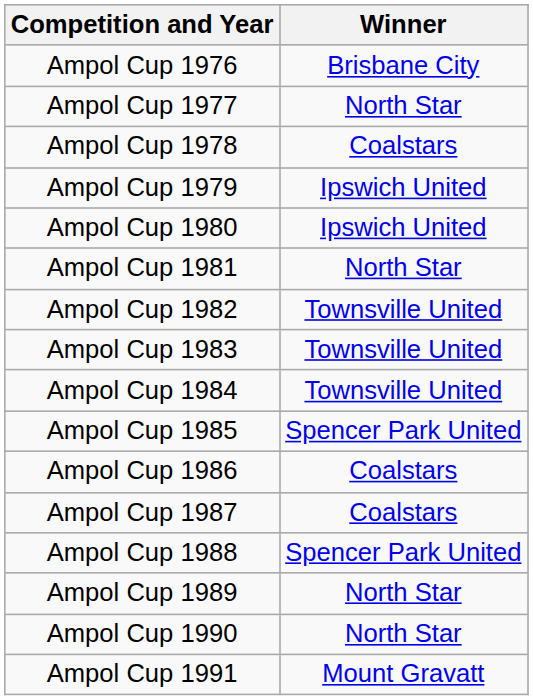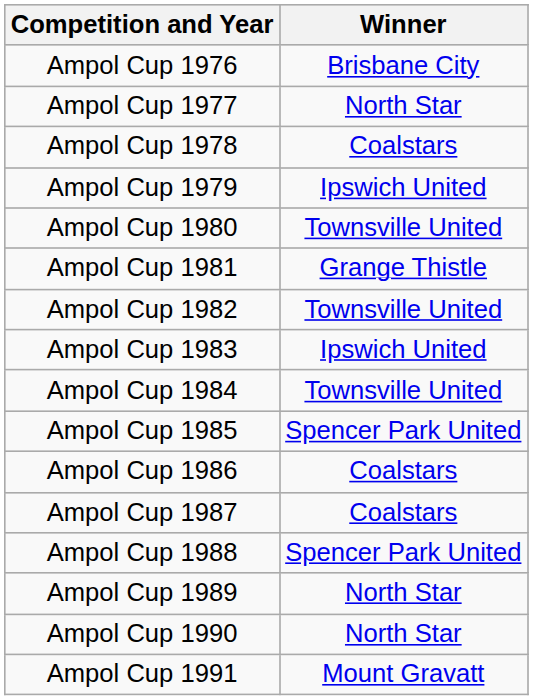(403, 227) Ipswich United -> (403, 227) Townsville United
(403, 268) North Star -> (403, 268) Grange Thistle
(403, 349) Townsville United -> (403, 349) Ipswich United
